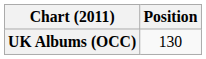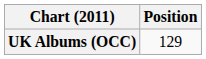(170, 41) 130 -> (170, 41) 129
